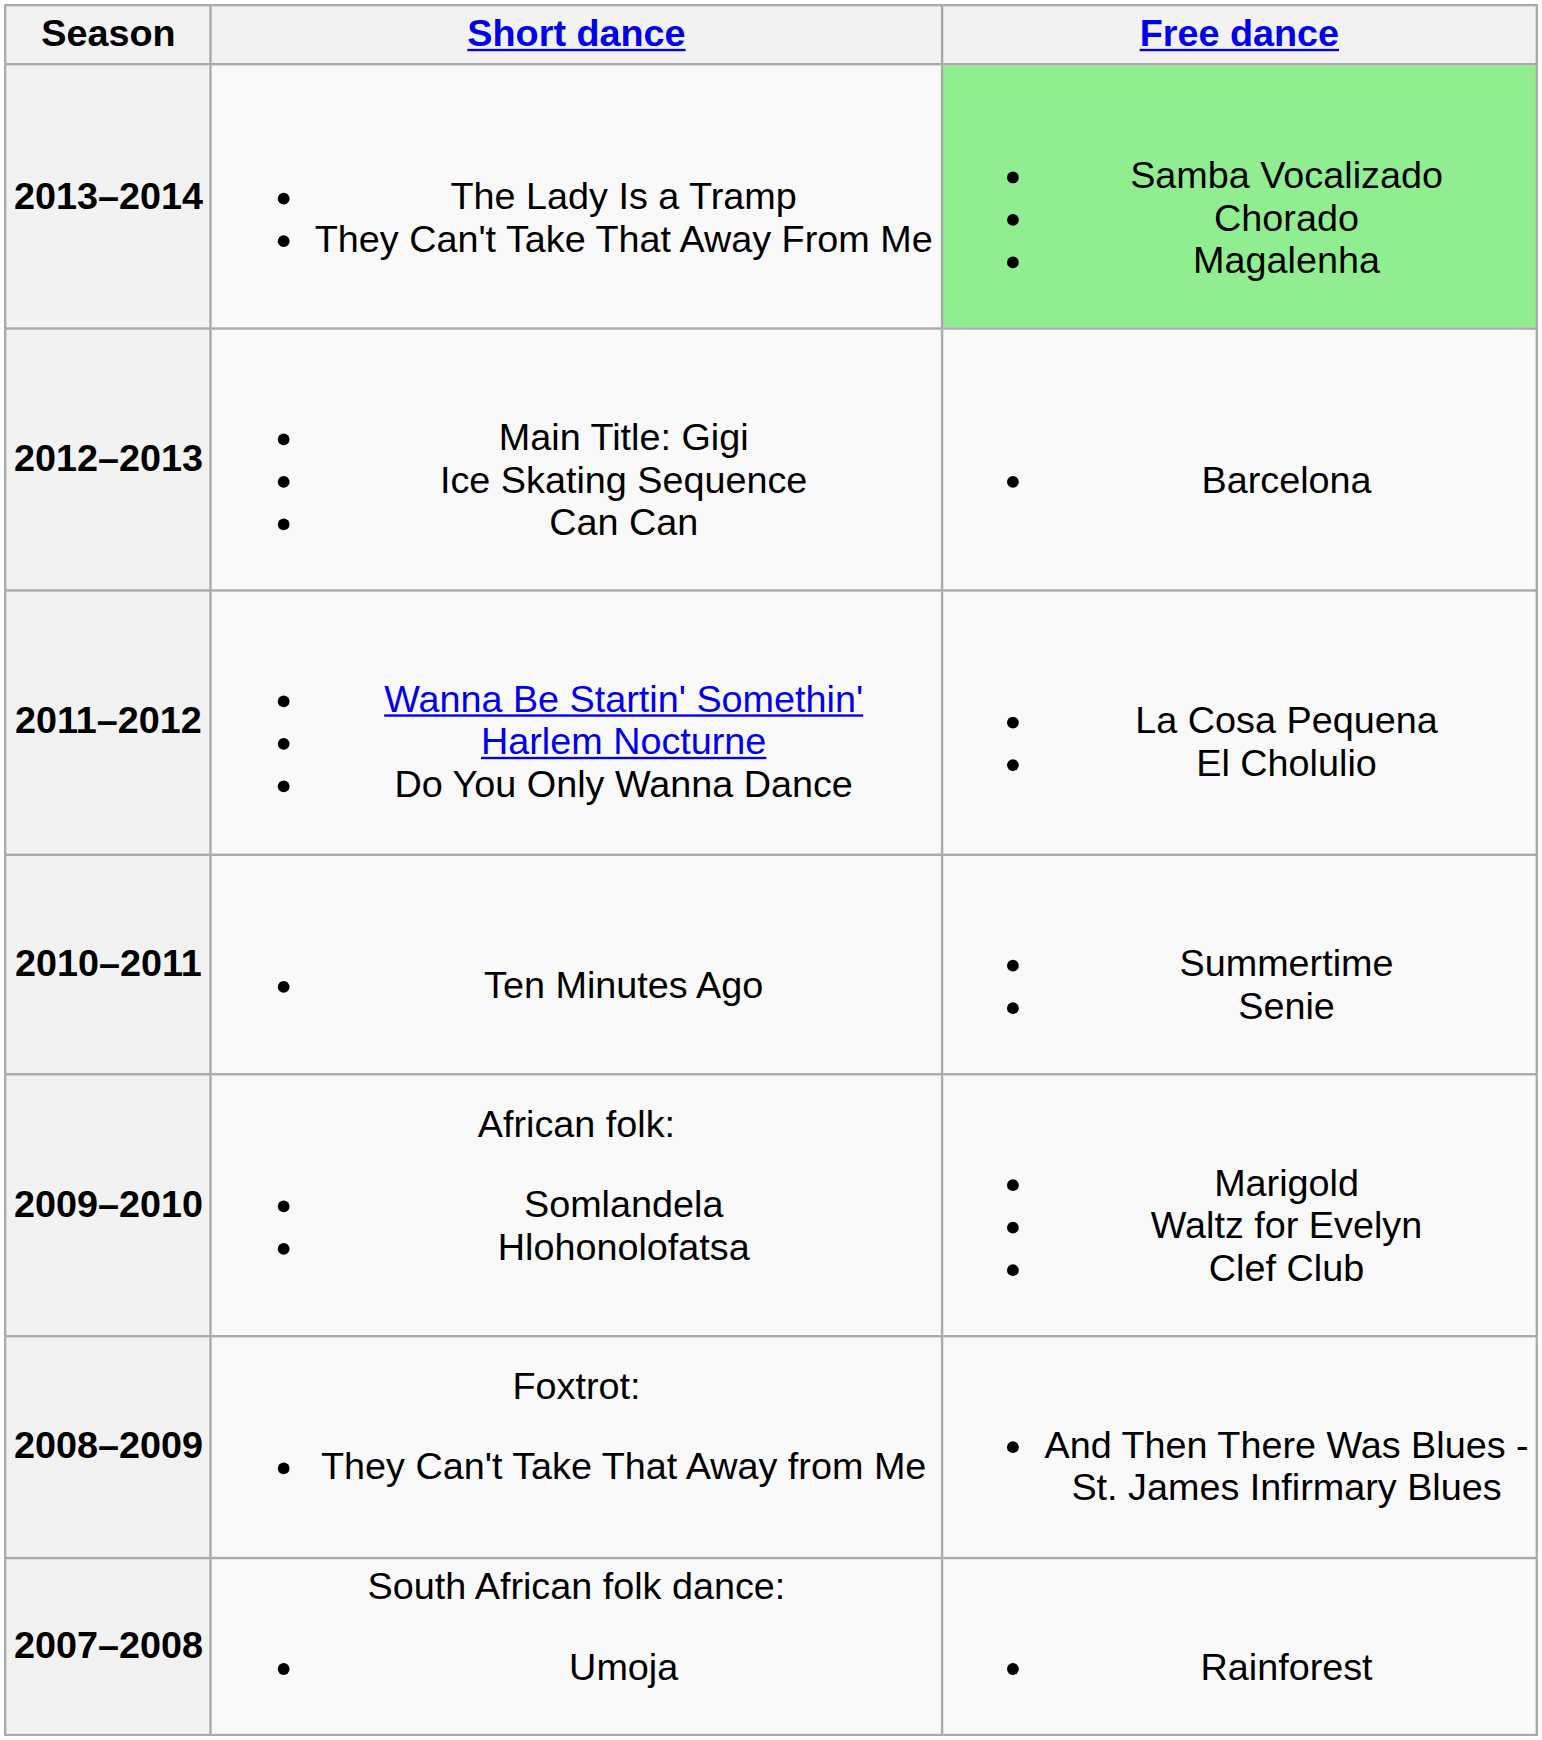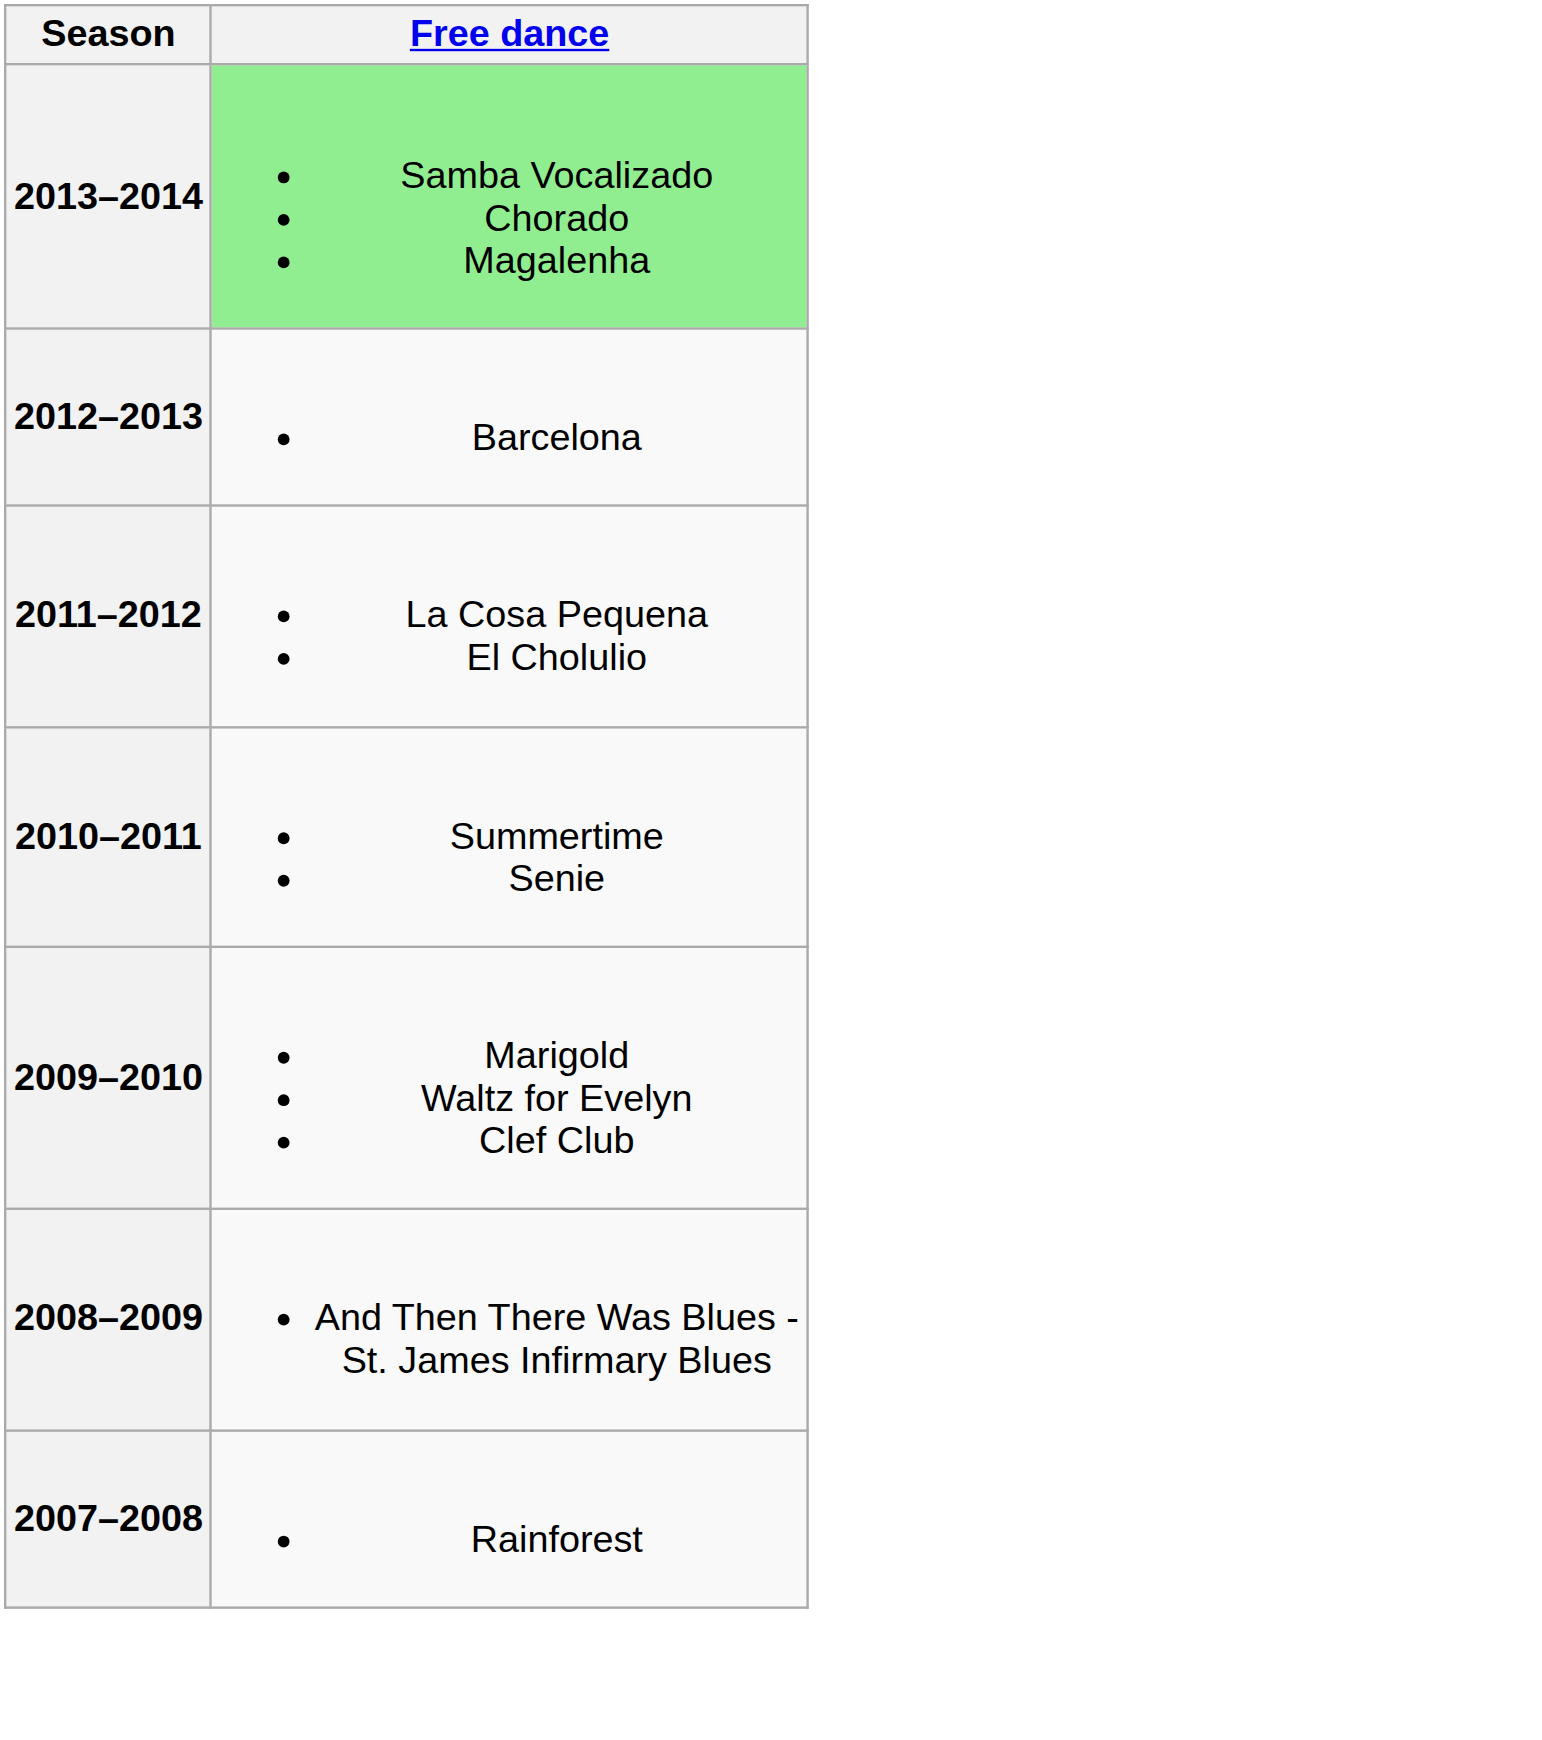- column: (576, 34)
